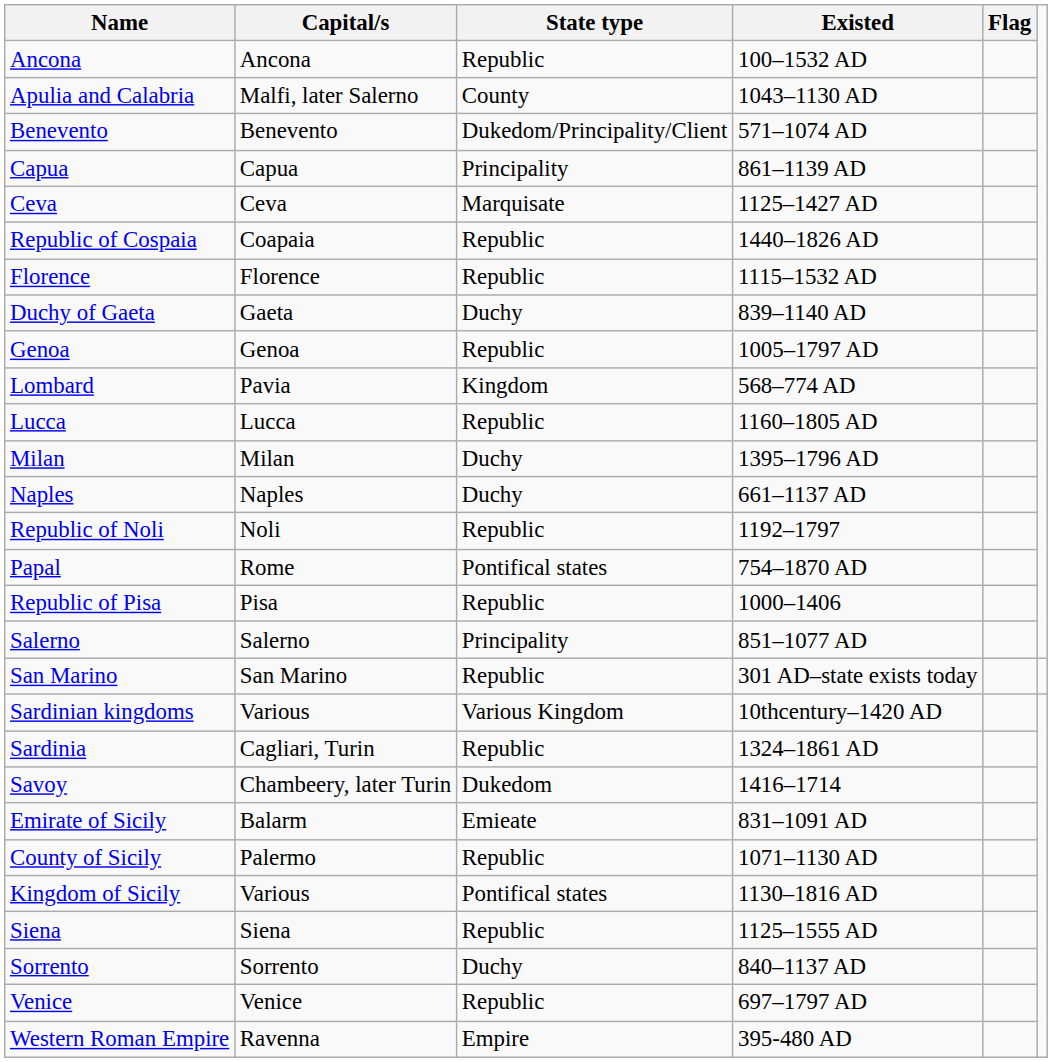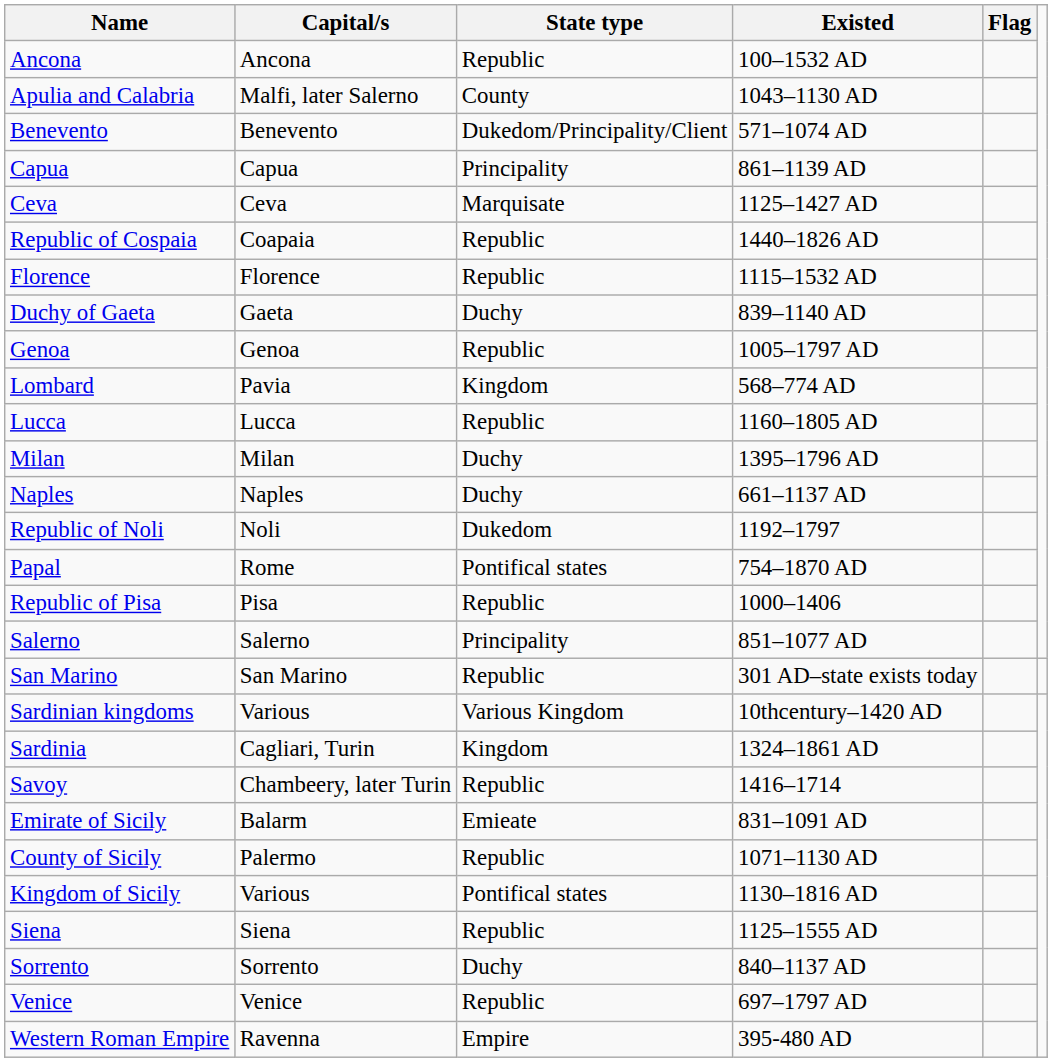(503, 530) Republic -> (507, 530) Dukedom
(503, 748) Republic -> (505, 748) Kingdom
(507, 784) Dukedom -> (503, 784) Republic
